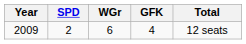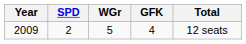(110, 30) 6 -> (110, 30) 5
